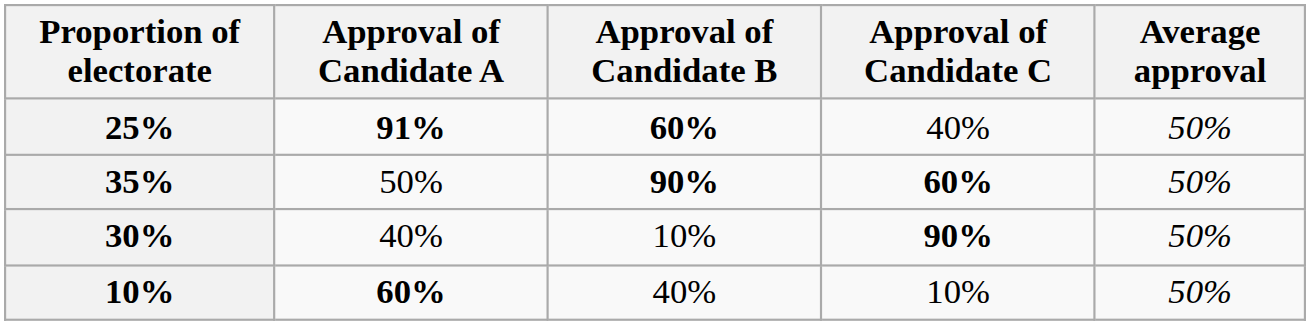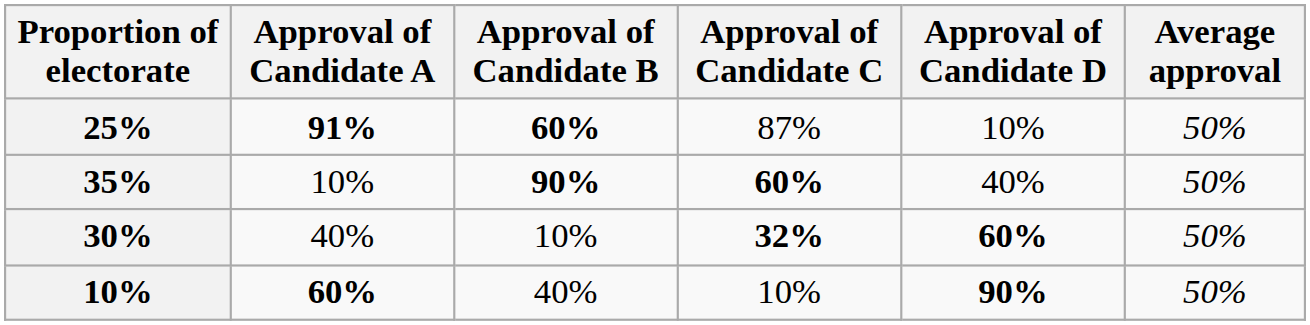+ column: (1013, 51)
(958, 126) 40% -> (789, 126) 87%
(411, 181) 50% -> (342, 181) 10%
(958, 236) 90% -> (789, 236) 32%
